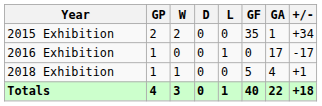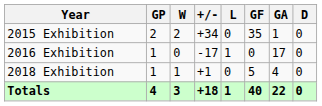columns swapped: (206, 14) <-> (303, 14)
